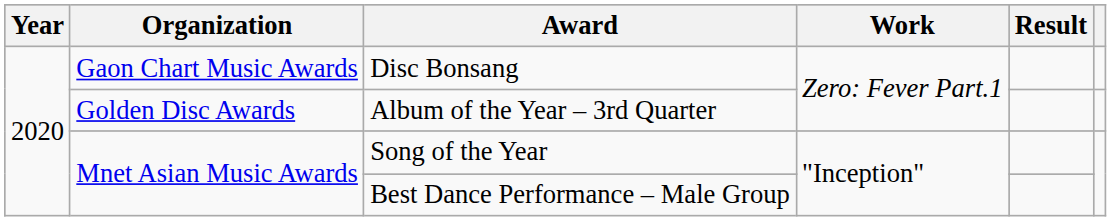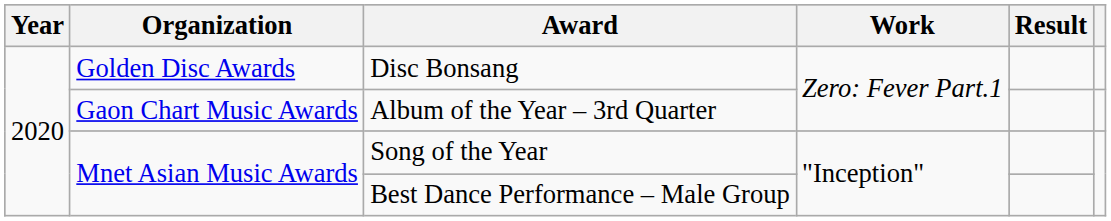(217, 67) Gaon Chart Music Awards -> (186, 67) Golden Disc Awards
(186, 109) Golden Disc Awards -> (217, 109) Gaon Chart Music Awards
